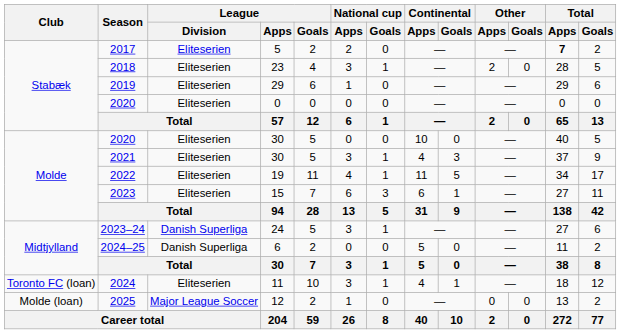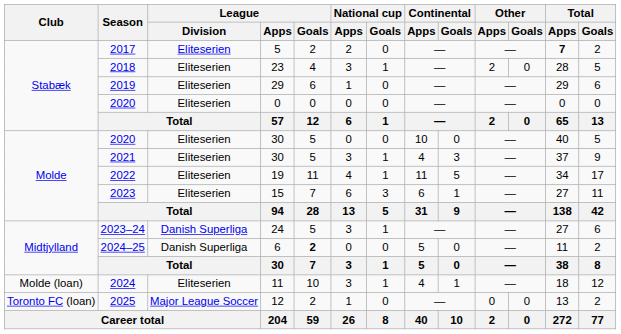(313, 247) normal -> (313, 247) bold
(51, 283) Toronto FC (loan) -> (51, 283) Molde (loan)
(51, 301) Molde (loan) -> (51, 301) Toronto FC (loan)
